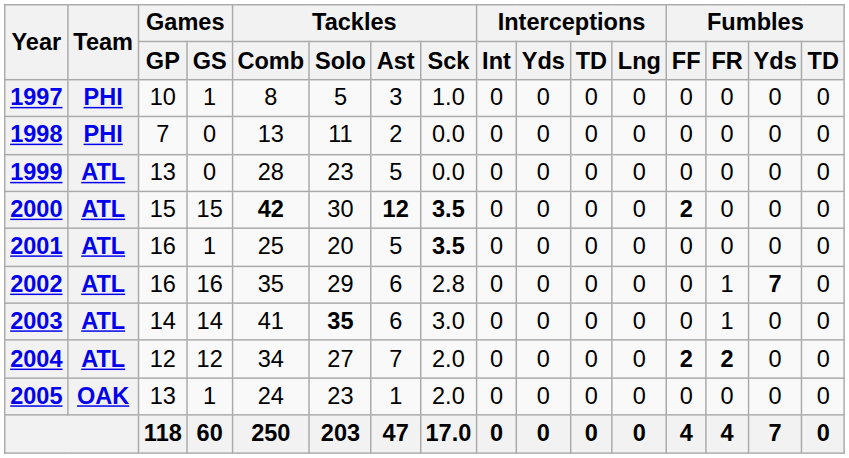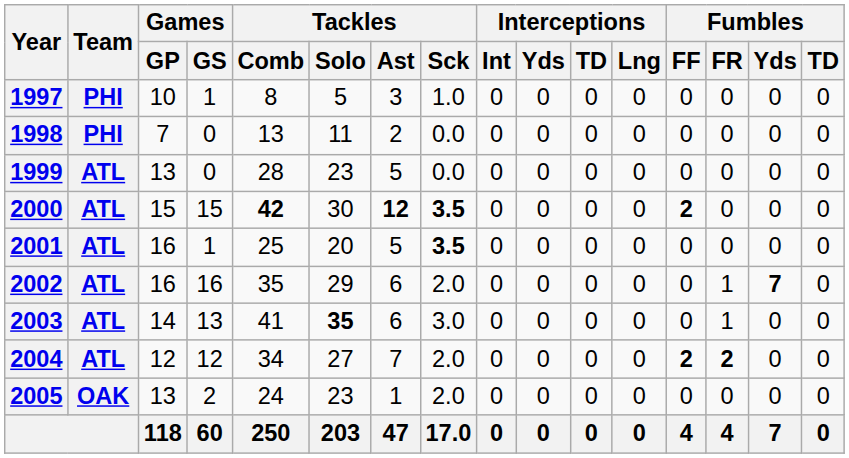(448, 284) 2.8 -> (448, 284) 2.0
(210, 321) 14 -> (210, 321) 13
(210, 396) 1 -> (210, 396) 2
